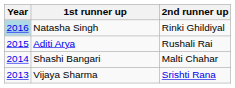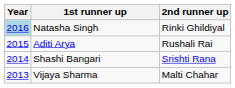(190, 59) Malti Chahar -> (189, 59) Srishti Rana
(189, 75) Srishti Rana -> (190, 75) Malti Chahar
